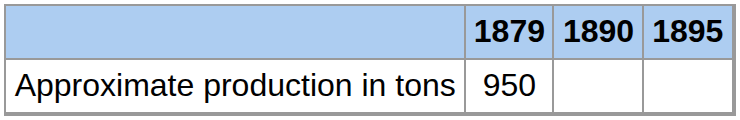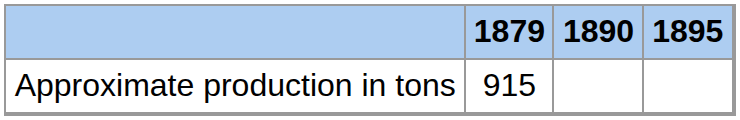(509, 85) 950 -> (509, 85) 915
